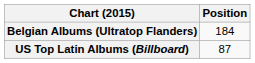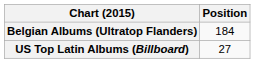(225, 49) 87 -> (225, 49) 27
